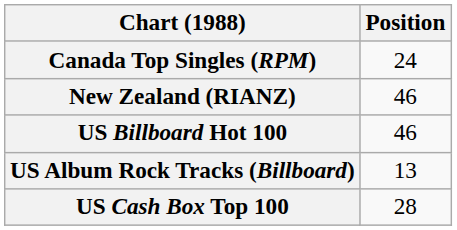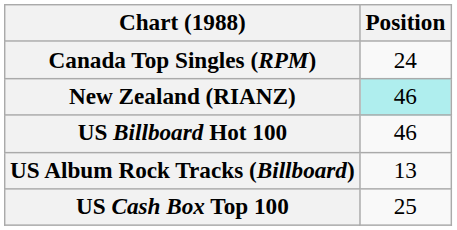(405, 96) no background -> (405, 96) paleturquoise background
(405, 206) 28 -> (405, 206) 25
